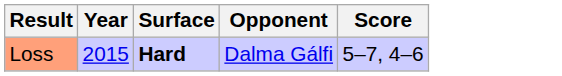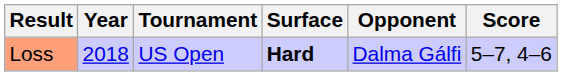+ column: (198, 20)
(106, 53) 2015 -> (106, 53) 2018
